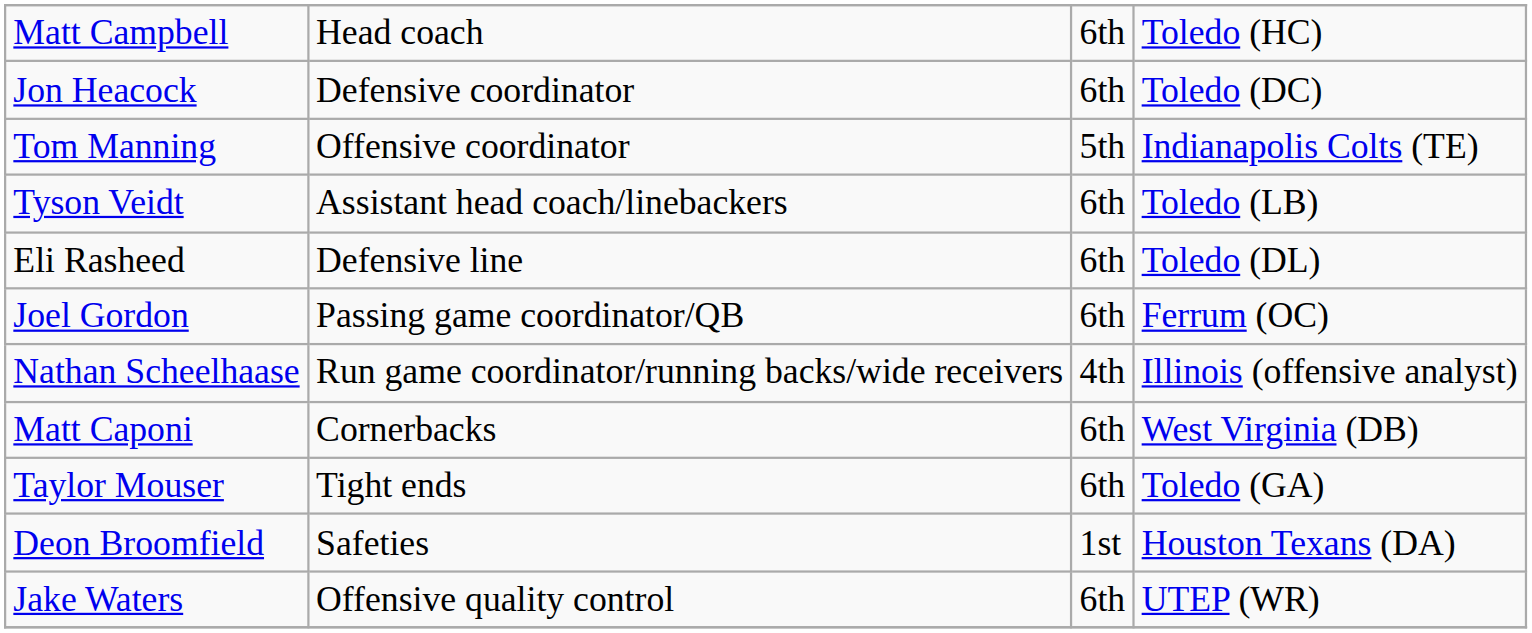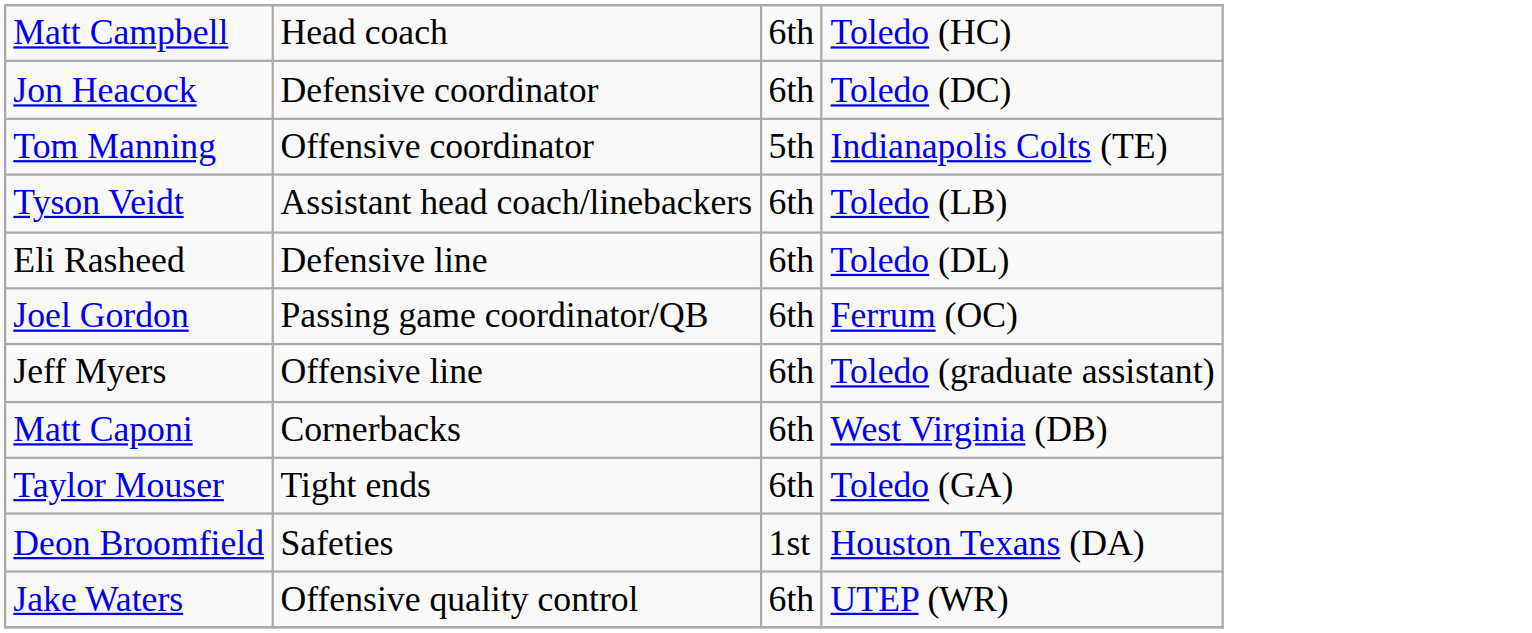+ row: (90, 372)
- row: (156, 372)
